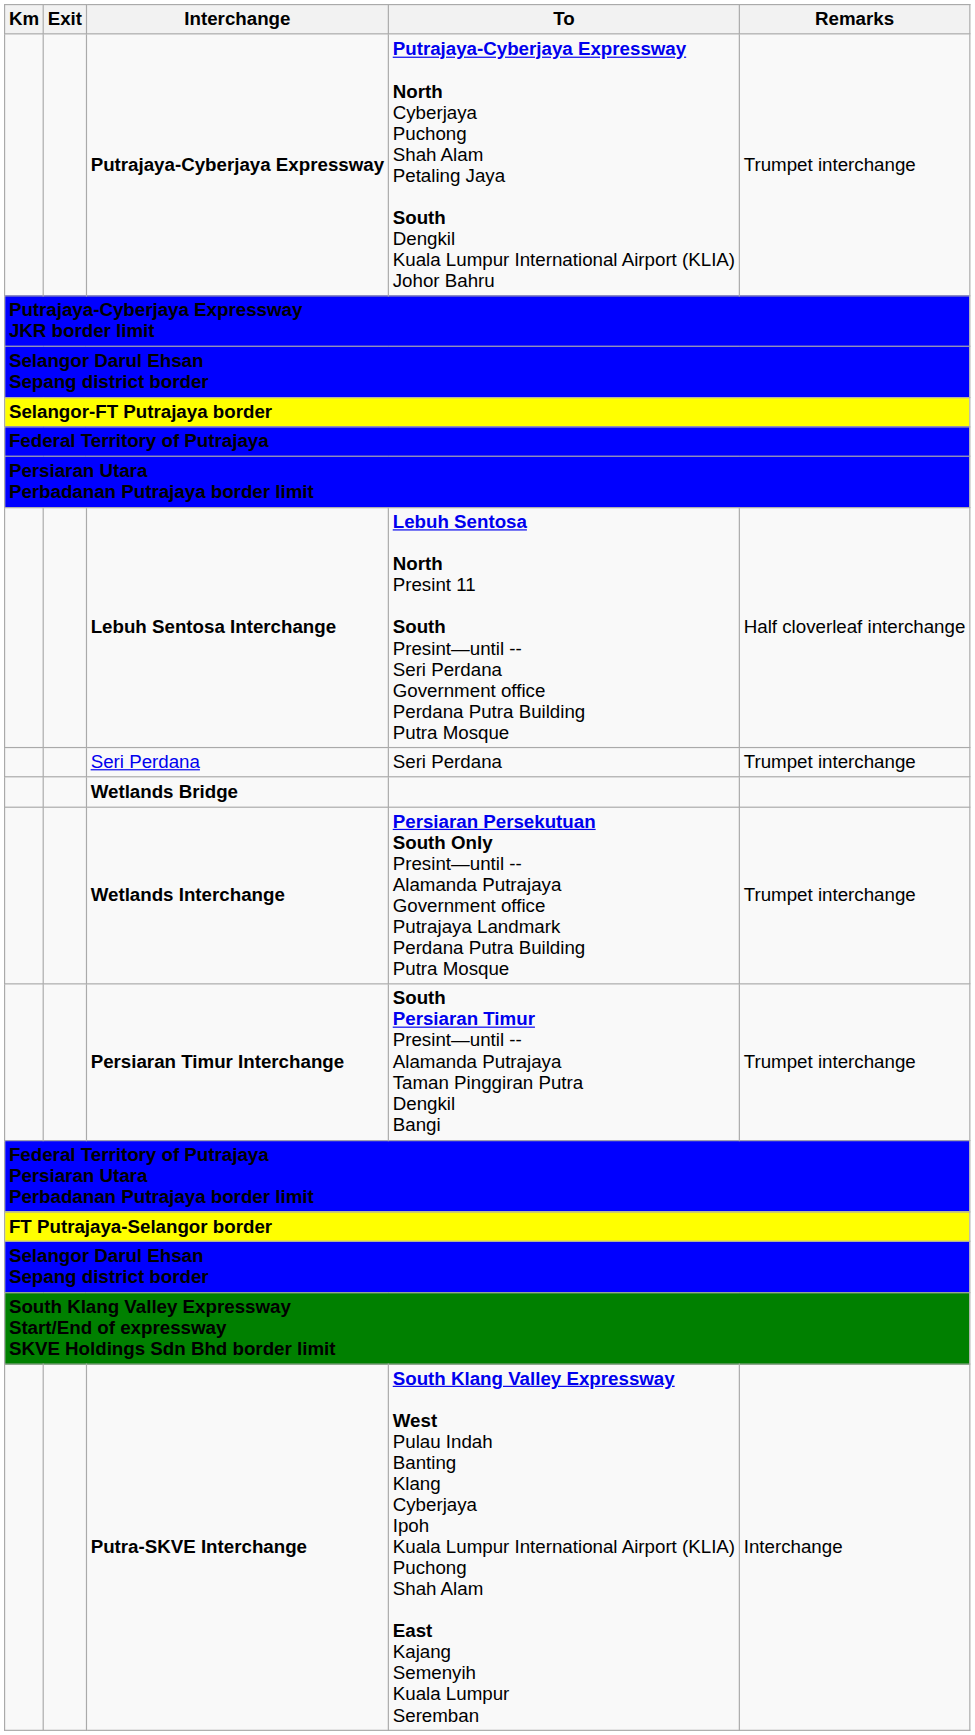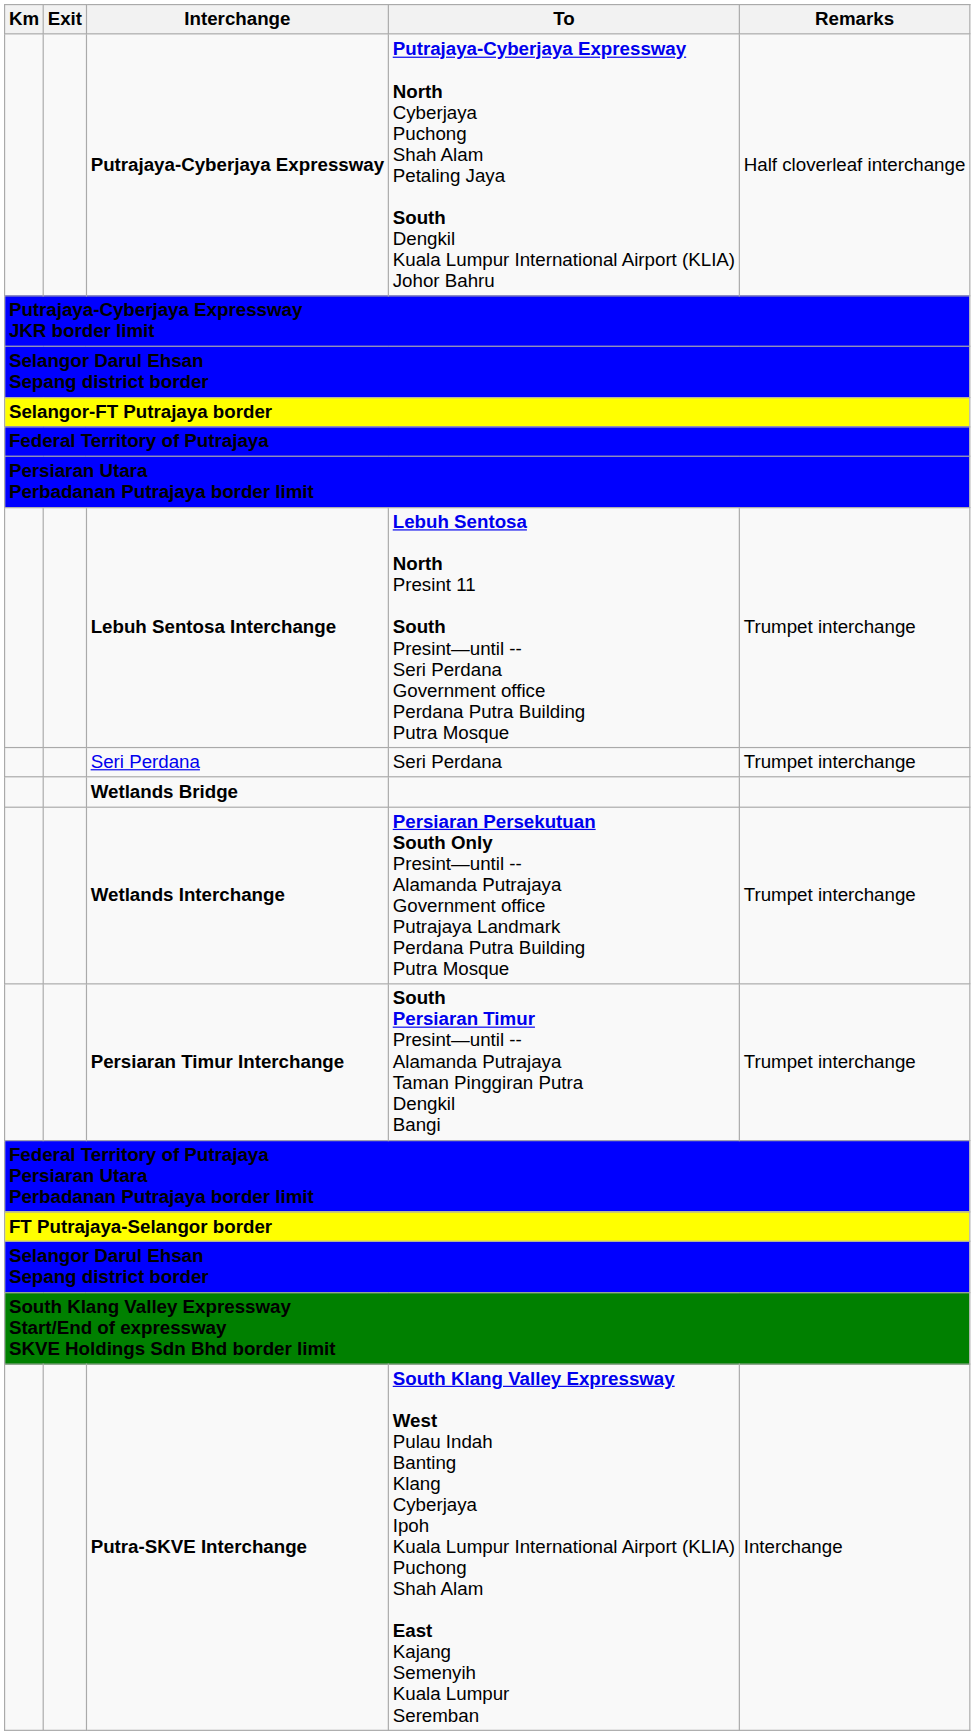(830, 164) Trumpet interchange -> (855, 164) Half cloverleaf interchange
(855, 627) Half cloverleaf interchange -> (830, 627) Trumpet interchange
